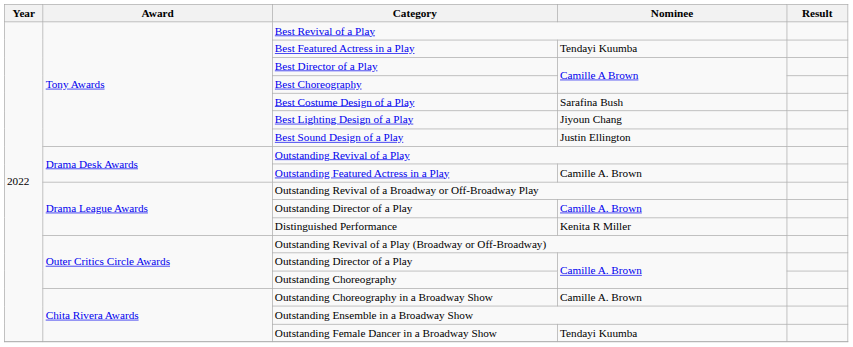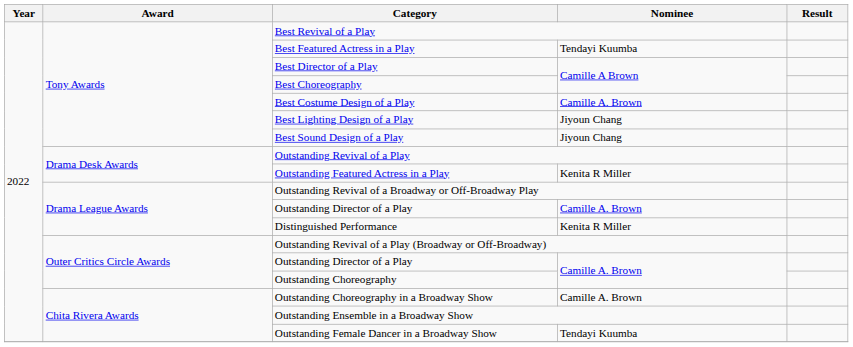(592, 102) Sarafina Bush -> (601, 102) Camille A. Brown
(595, 137) Justin Ellington -> (591, 137) Jiyoun Chang
(601, 173) Camille A. Brown -> (595, 173) Kenita R Miller
